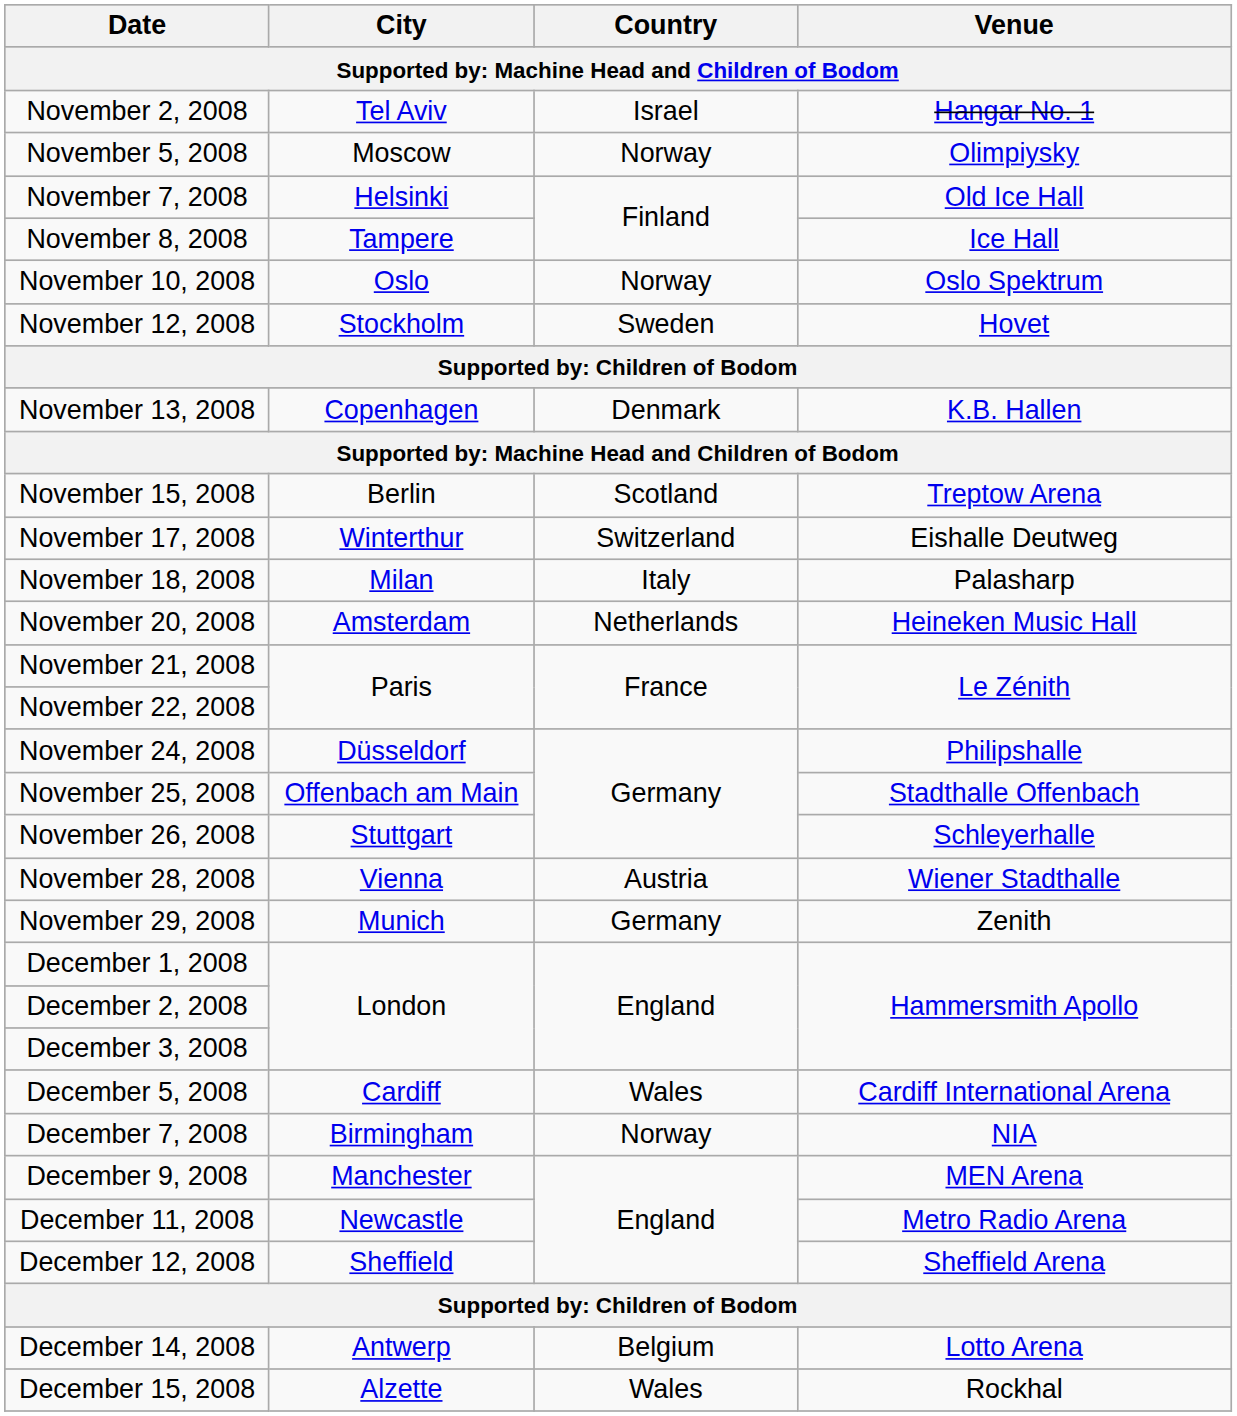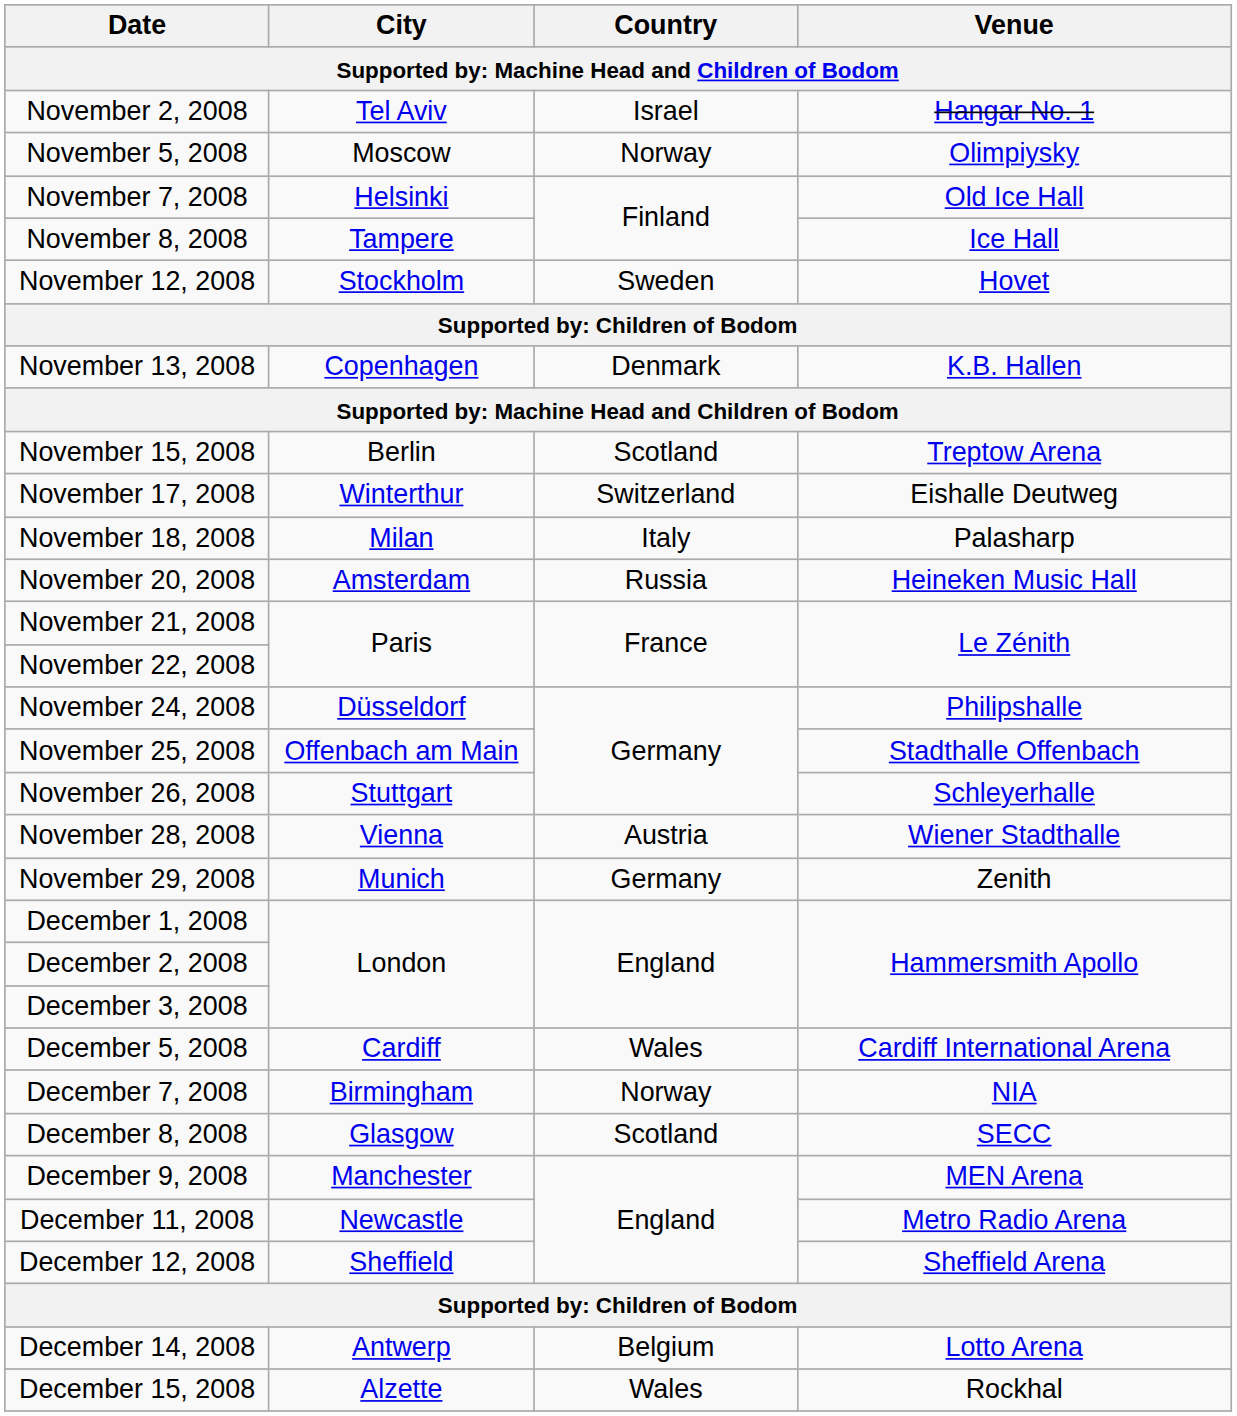- row: (137, 281)
(666, 622) Netherlands -> (666, 580) Russia
+ row: (137, 1134)
